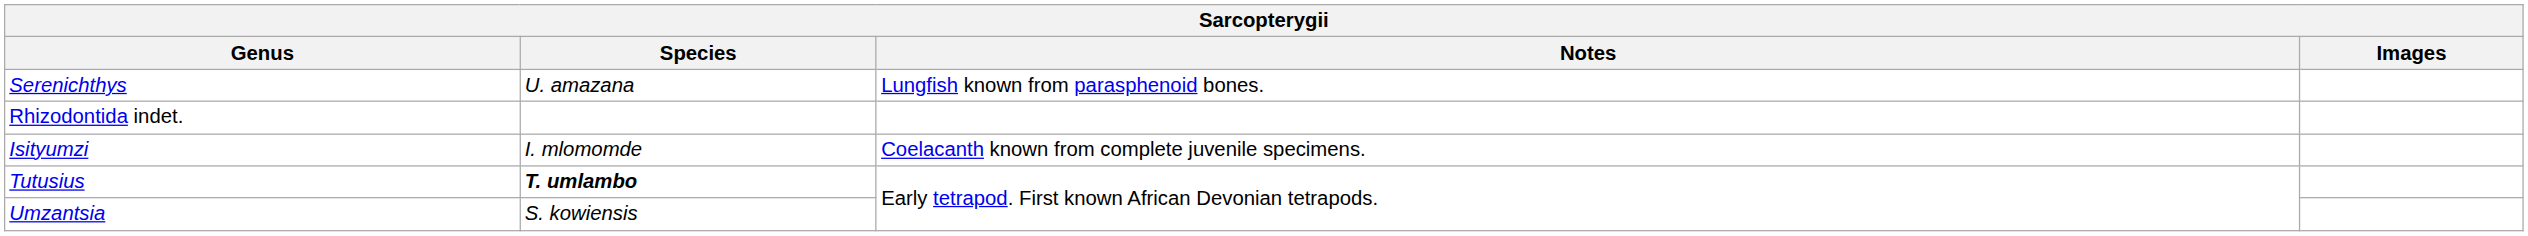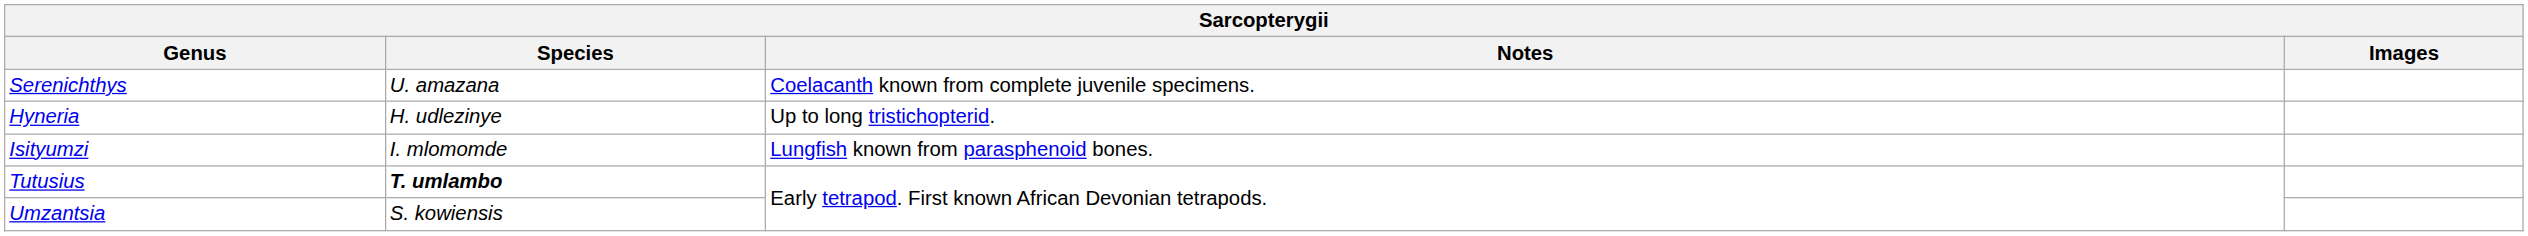(1073, 85) Lungfish known from parasphenoid bones. -> (1013, 85) Coelacanth known from complete juvenile specimens.
+ row: (44, 117)
- row: (96, 117)
(1123, 149) Coelacanth known from complete juvenile specimens. -> (962, 149) Lungfish known from parasphenoid bones.
